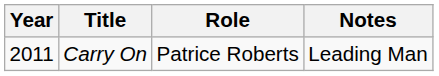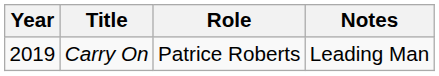(32, 53) 2011 -> (32, 53) 2019
